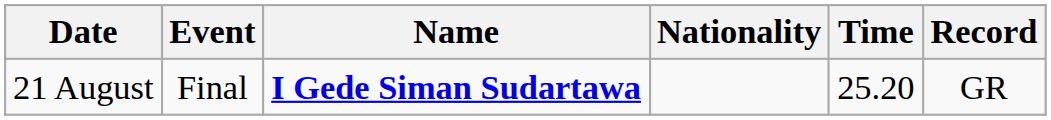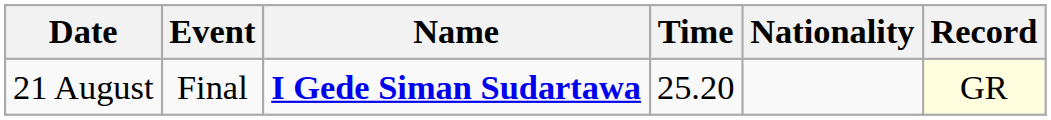columns swapped: (739, 31) <-> (876, 31)
(984, 86) no background -> (984, 86) lightyellow background
